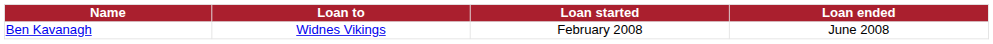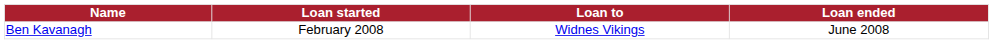columns swapped: (341, 13) <-> (600, 13)
